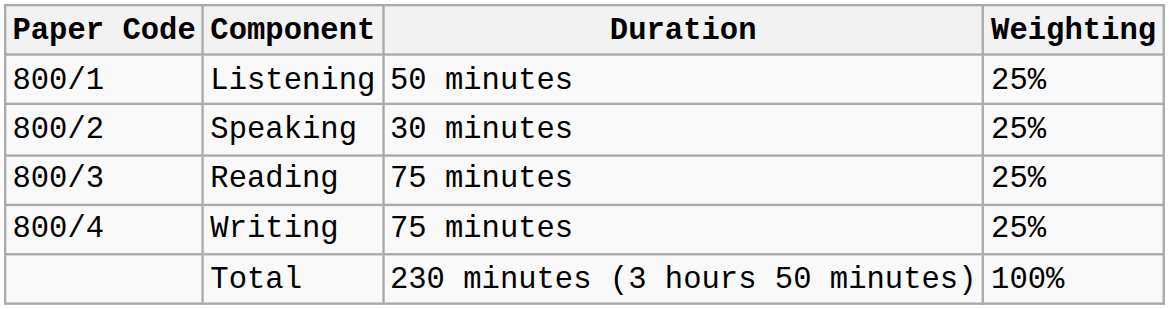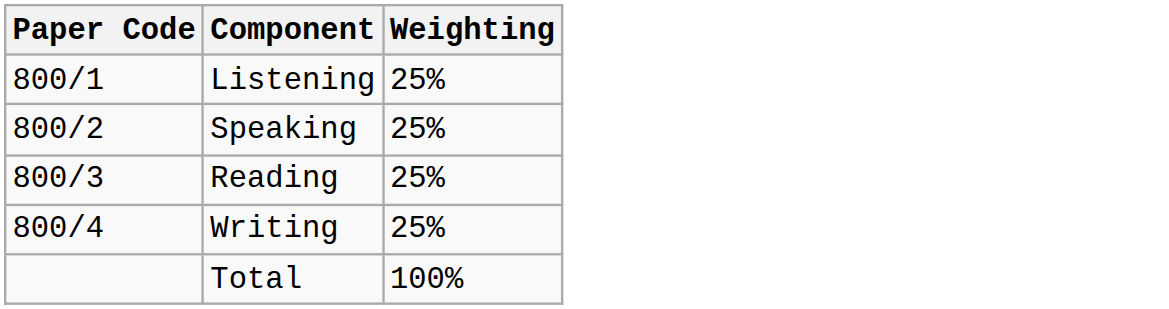- column: (683, 30)
